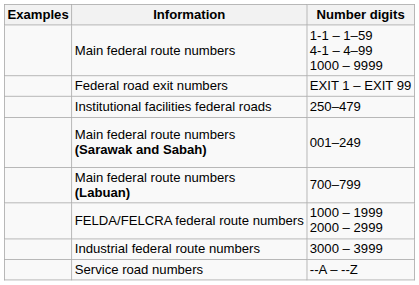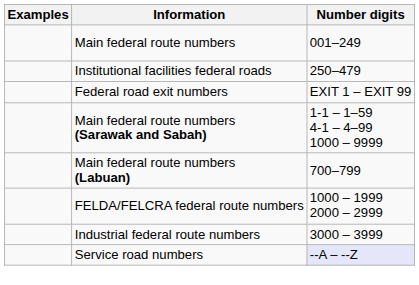(346, 50) 1-1 – 1–59 4-1 – 4–99 1000 – 9999 -> (335, 43) 001–249
rows swapped: (173, 106) <-> (151, 86)
(335, 142) 001–249 -> (346, 127) 1-1 – 1–59 4-1 – 4–99 1000 – 9999
(334, 269) no background -> (334, 255) lavender background
